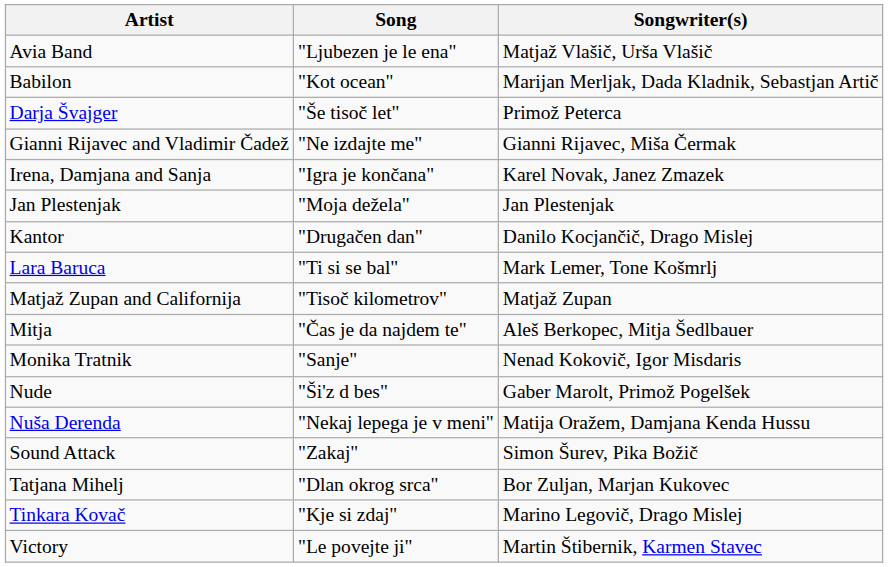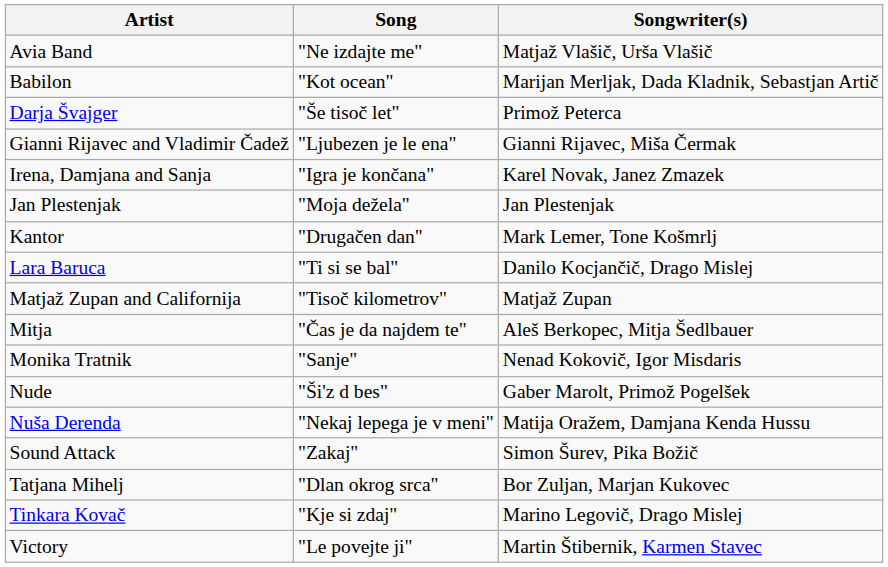(377, 50) "Ljubezen je le ena" -> (360, 50) "Ne izdajte me"
(360, 143) "Ne izdajte me" -> (377, 143) "Ljubezen je le ena"
(628, 236) Danilo Kocjančič, Drago Mislej -> (610, 236) Mark Lemer, Tone Košmrlj
(610, 267) Mark Lemer, Tone Košmrlj -> (628, 267) Danilo Kocjančič, Drago Mislej
